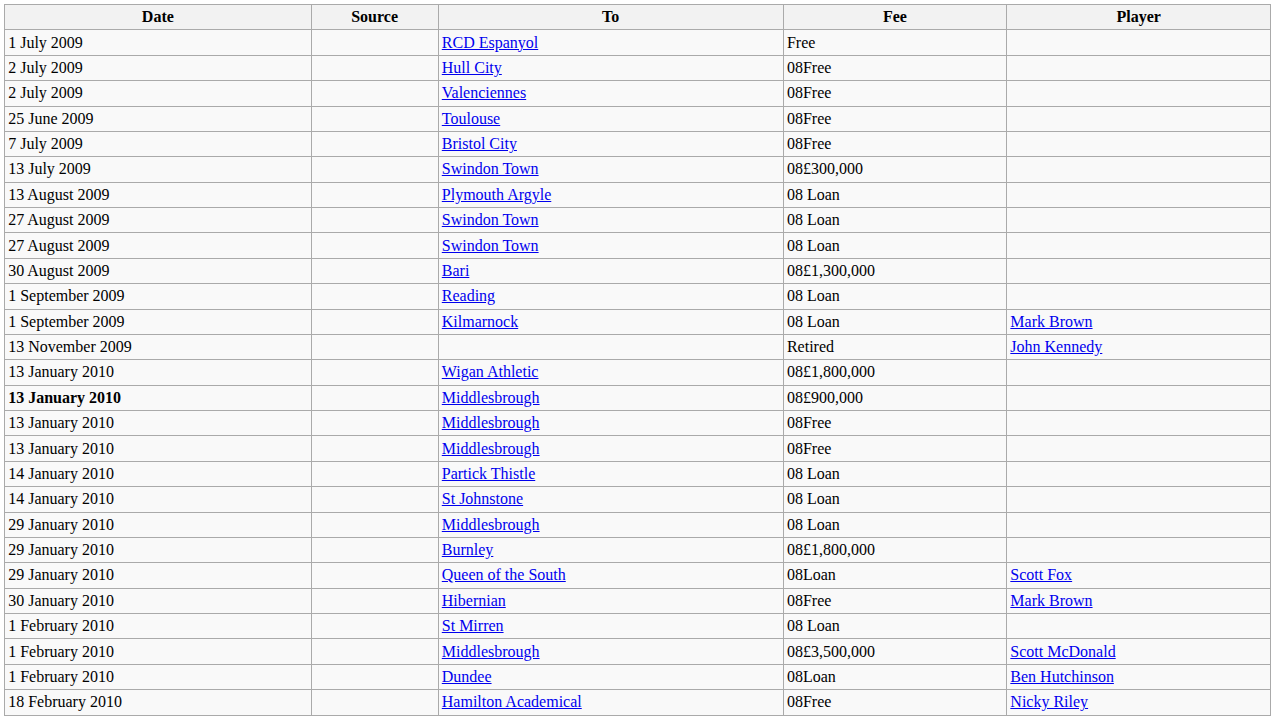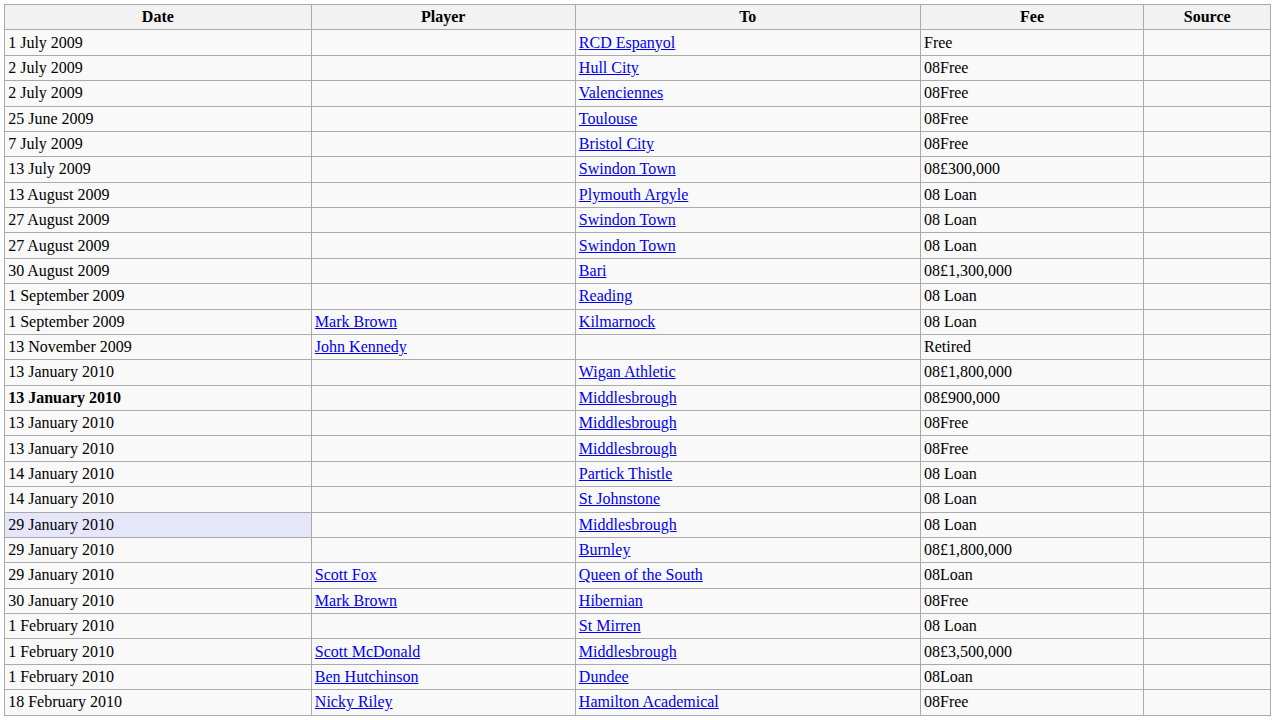columns swapped: (1139, 17) <-> (375, 17)
(61, 524) no background -> (61, 524) lavender background
